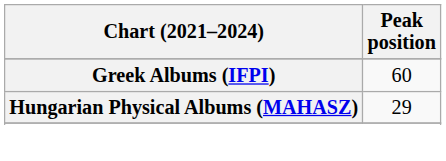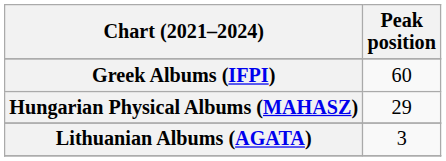+ row: (184, 139)
